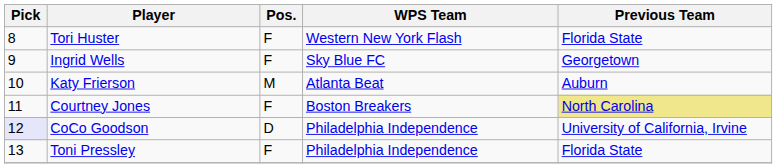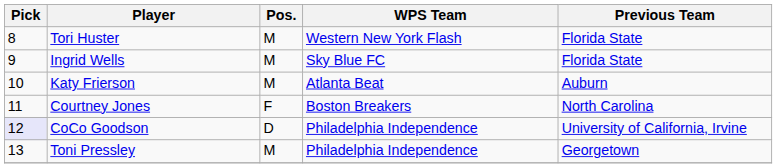(268, 38) F -> (269, 38) M
(268, 60) F -> (269, 60) M
(600, 60) Georgetown -> (602, 60) Florida State
(608, 106) khaki background -> (608, 106) no background
(268, 151) F -> (269, 151) M
(602, 151) Florida State -> (600, 151) Georgetown
